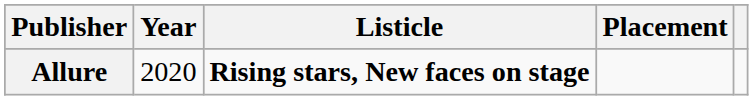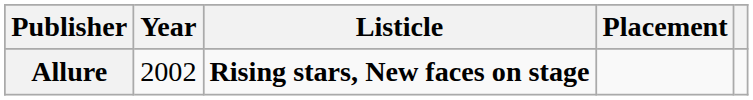(168, 71) 2020 -> (168, 71) 2002
